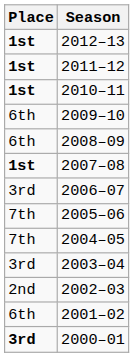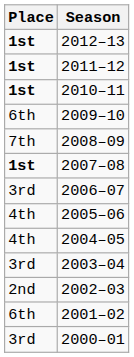(22, 141) 6th -> (22, 141) 7th
(22, 216) 7th -> (22, 216) 4th
(22, 240) 7th -> (22, 240) 4th
(22, 339) bold -> (22, 339) normal
